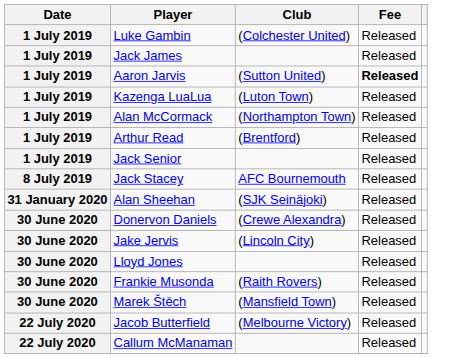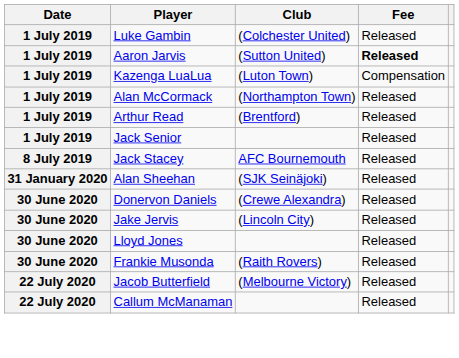- row: (148, 55)
(389, 96) Released -> (403, 76) Compensation
- row: (150, 302)
